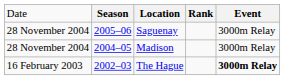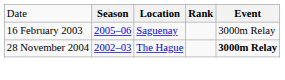(48, 31) 28 November 2004 -> (45, 31) 16 February 2003
- row: (155, 48)
(45, 66) 16 February 2003 -> (48, 48) 28 November 2004
